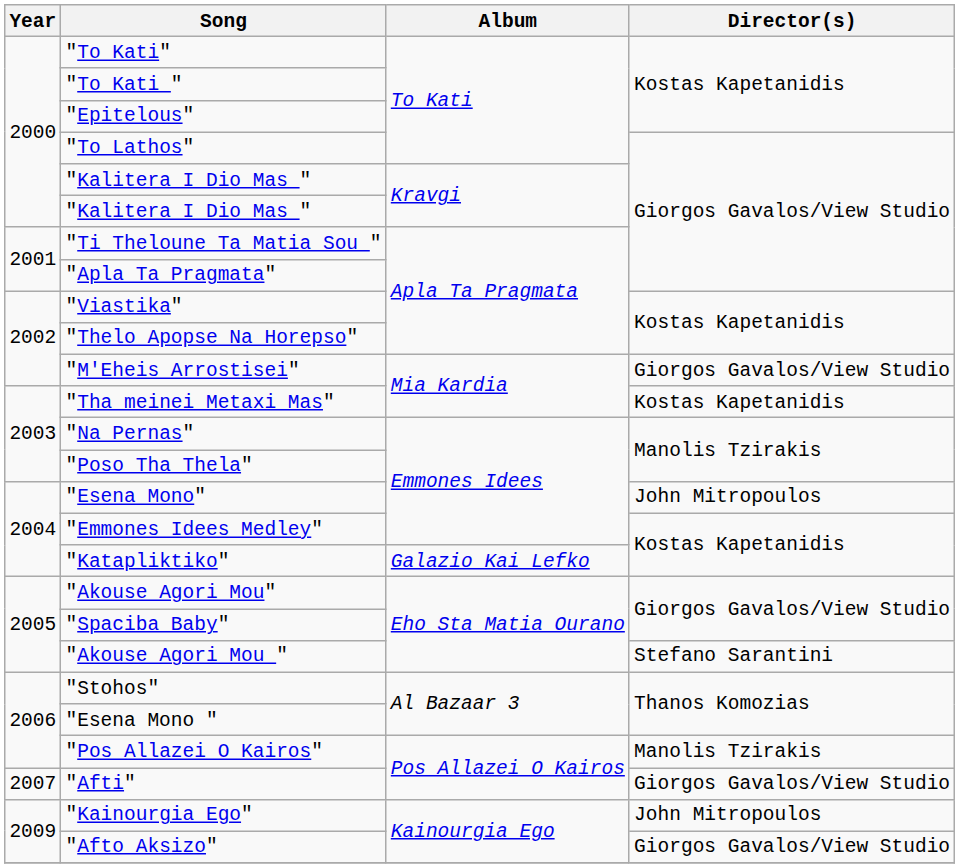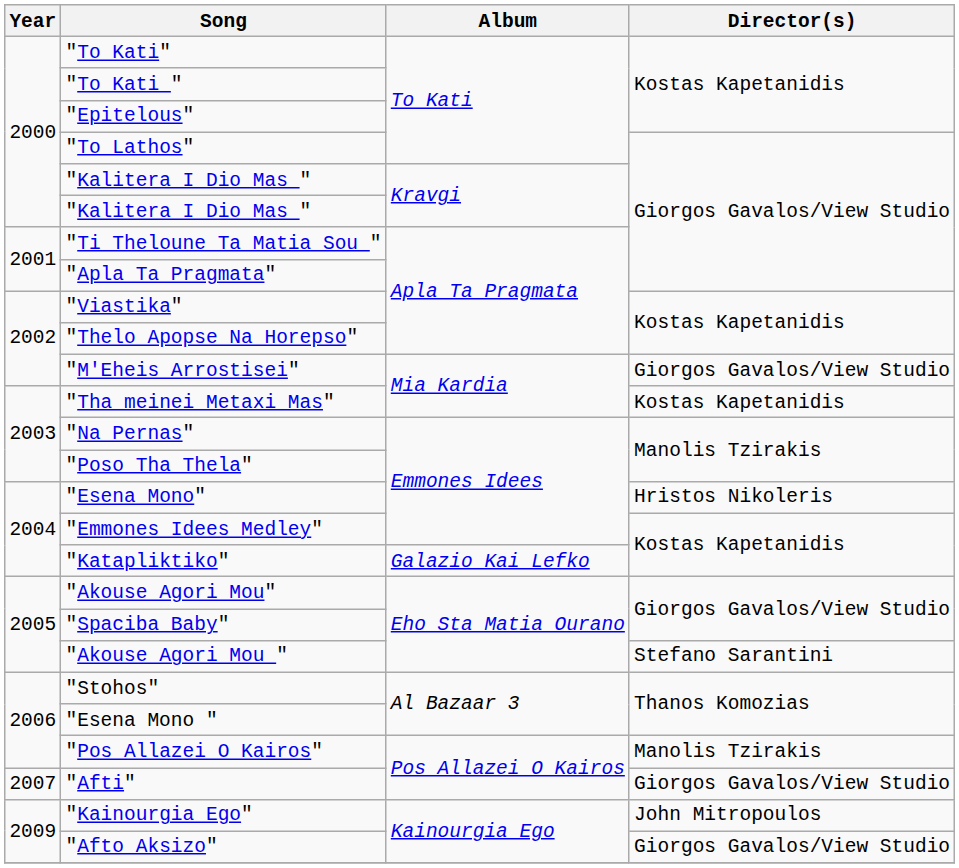(728, 497) John Mitropoulos -> (734, 497) Hristos Nikoleris
